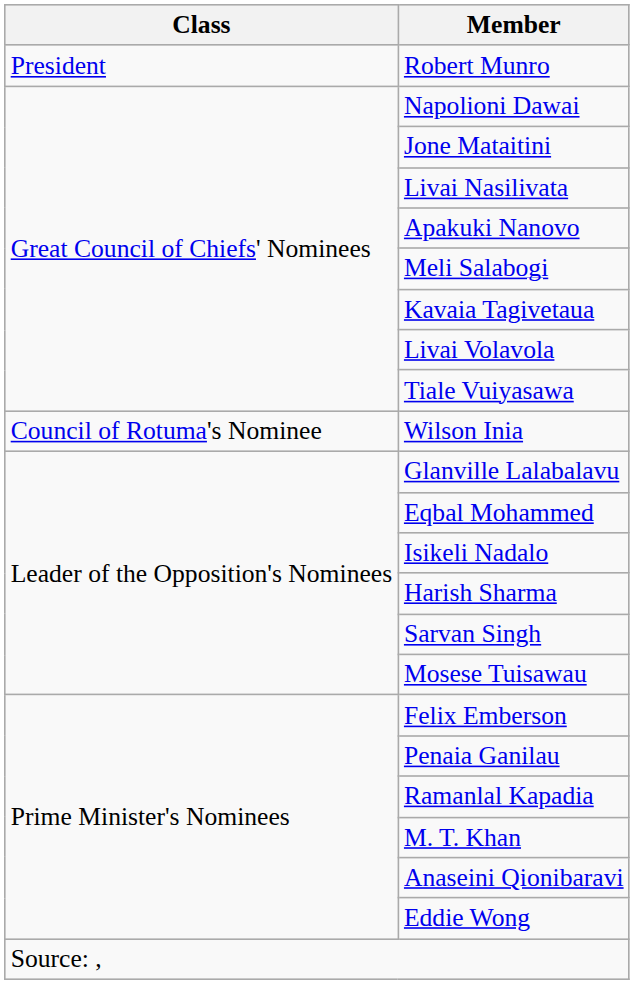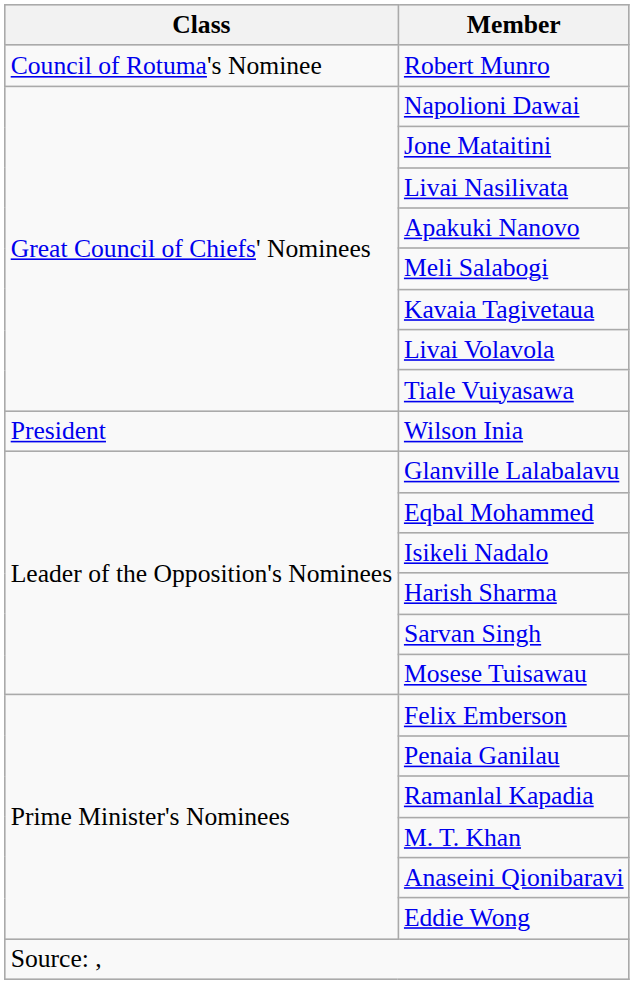(58, 65) President -> (166, 65) Council of Rotuma's Nominee
(166, 430) Council of Rotuma's Nominee -> (58, 430) President
